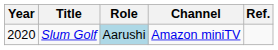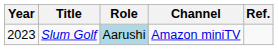(21, 34) 2020 -> (21, 34) 2023
